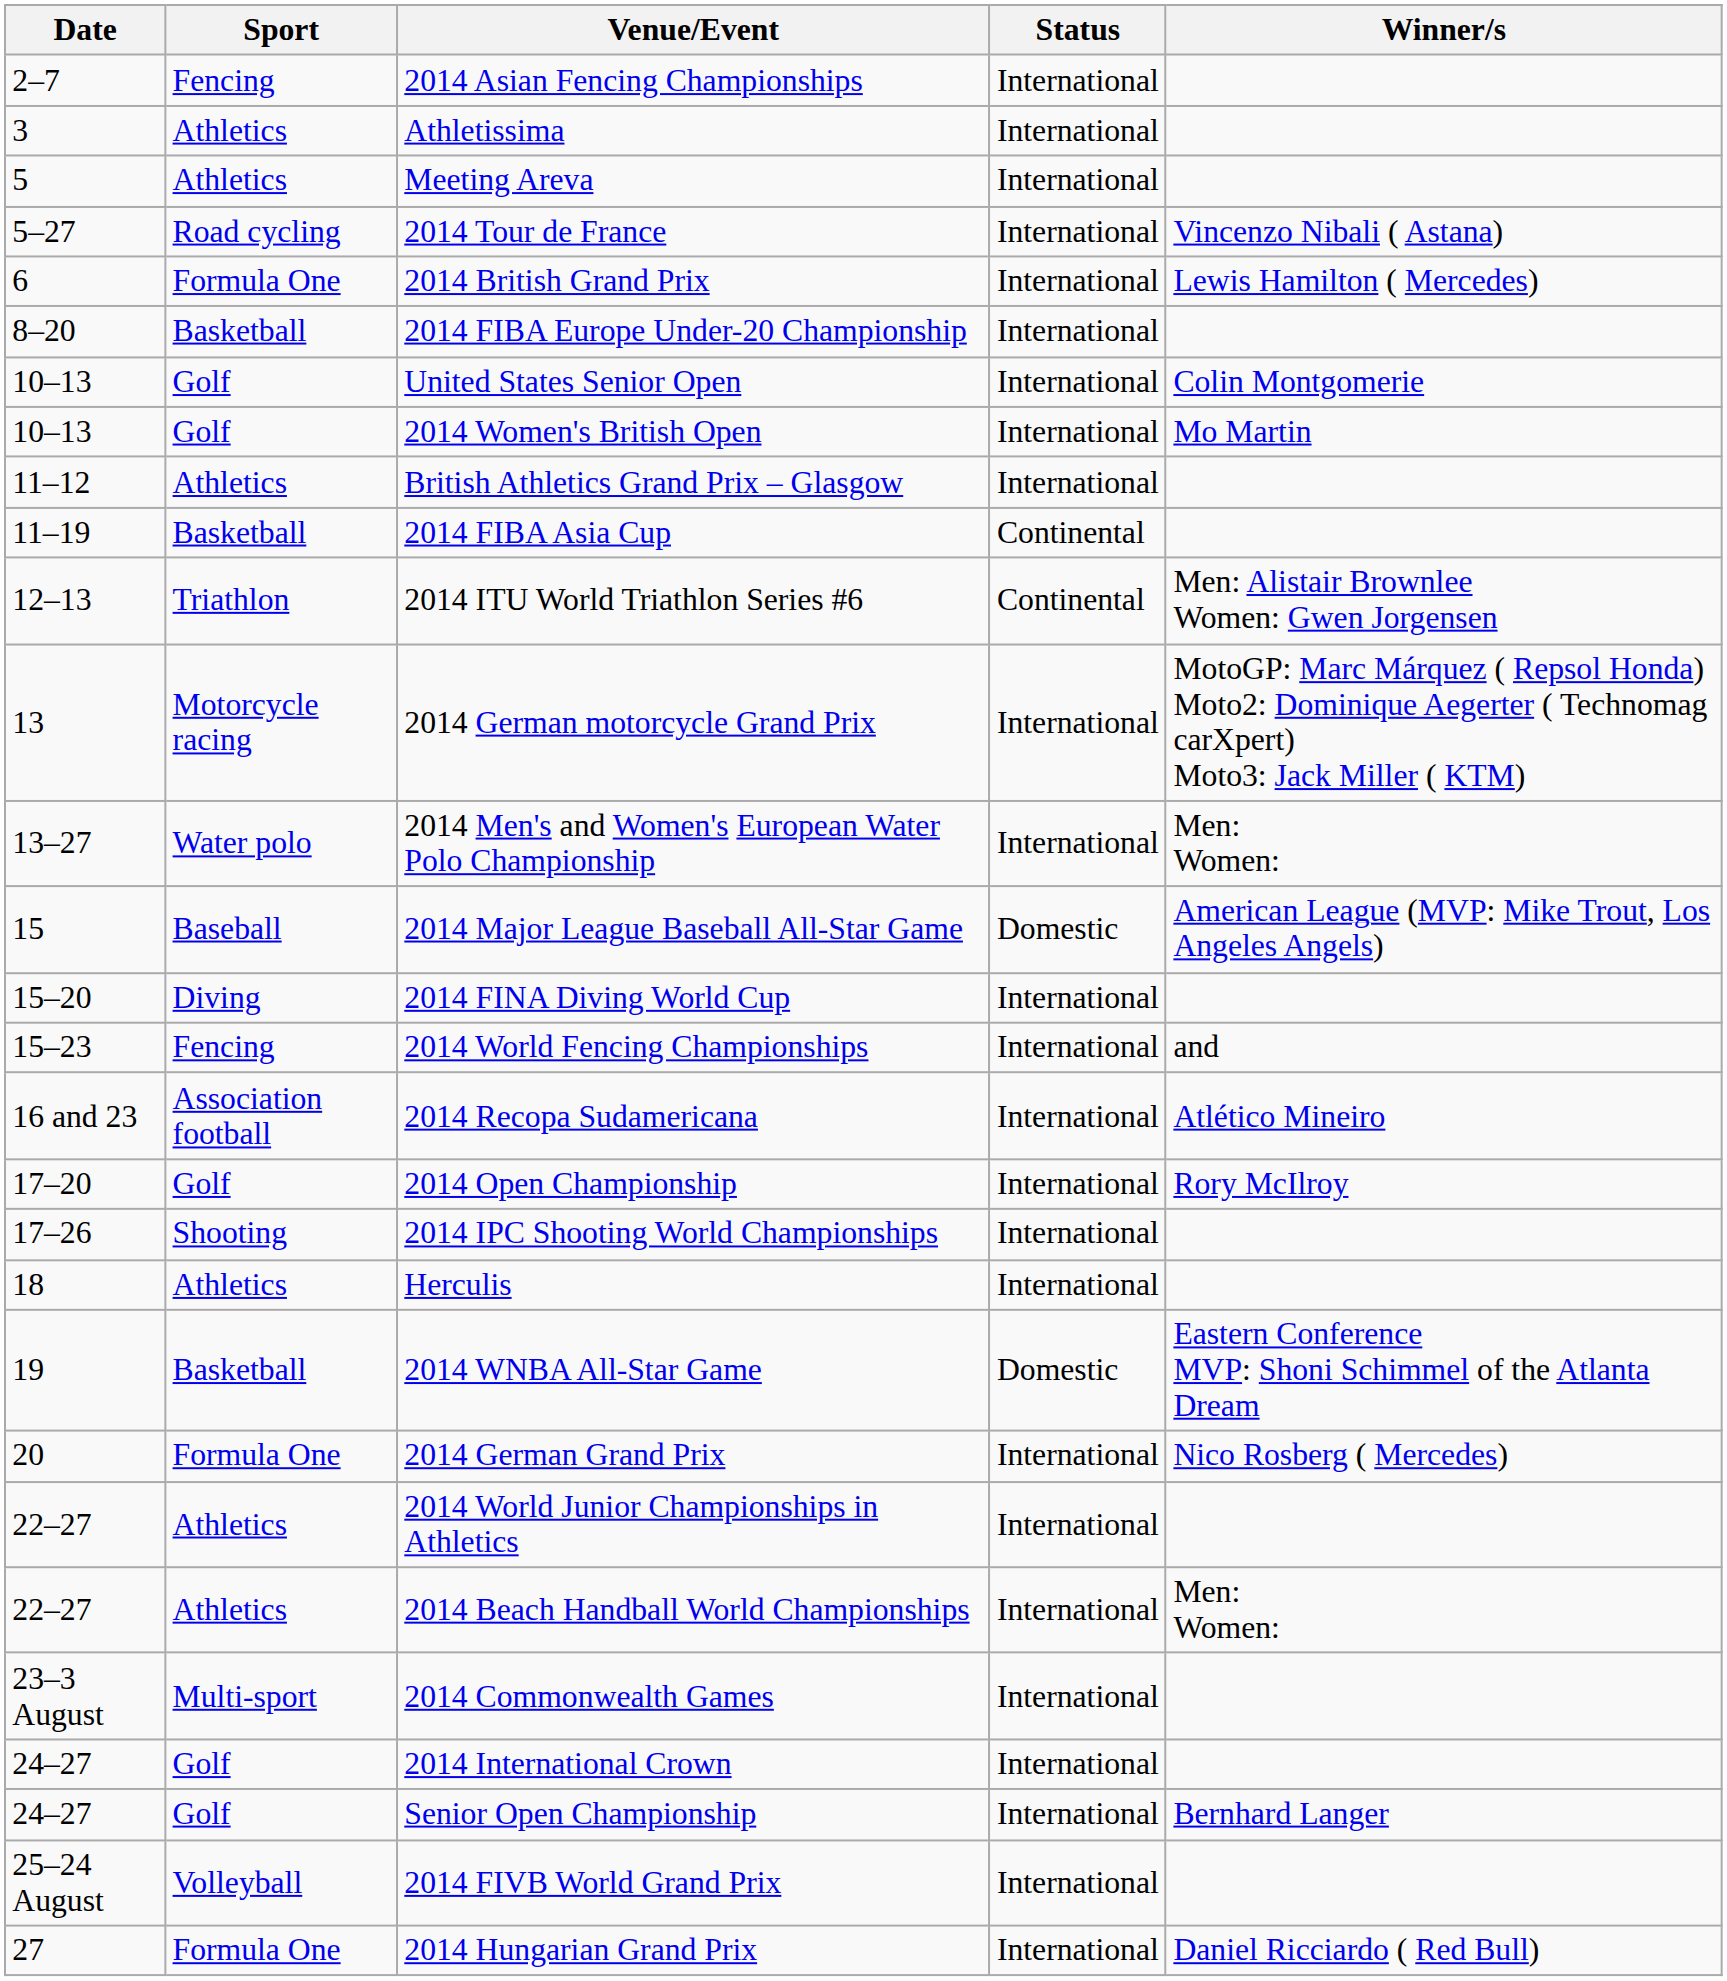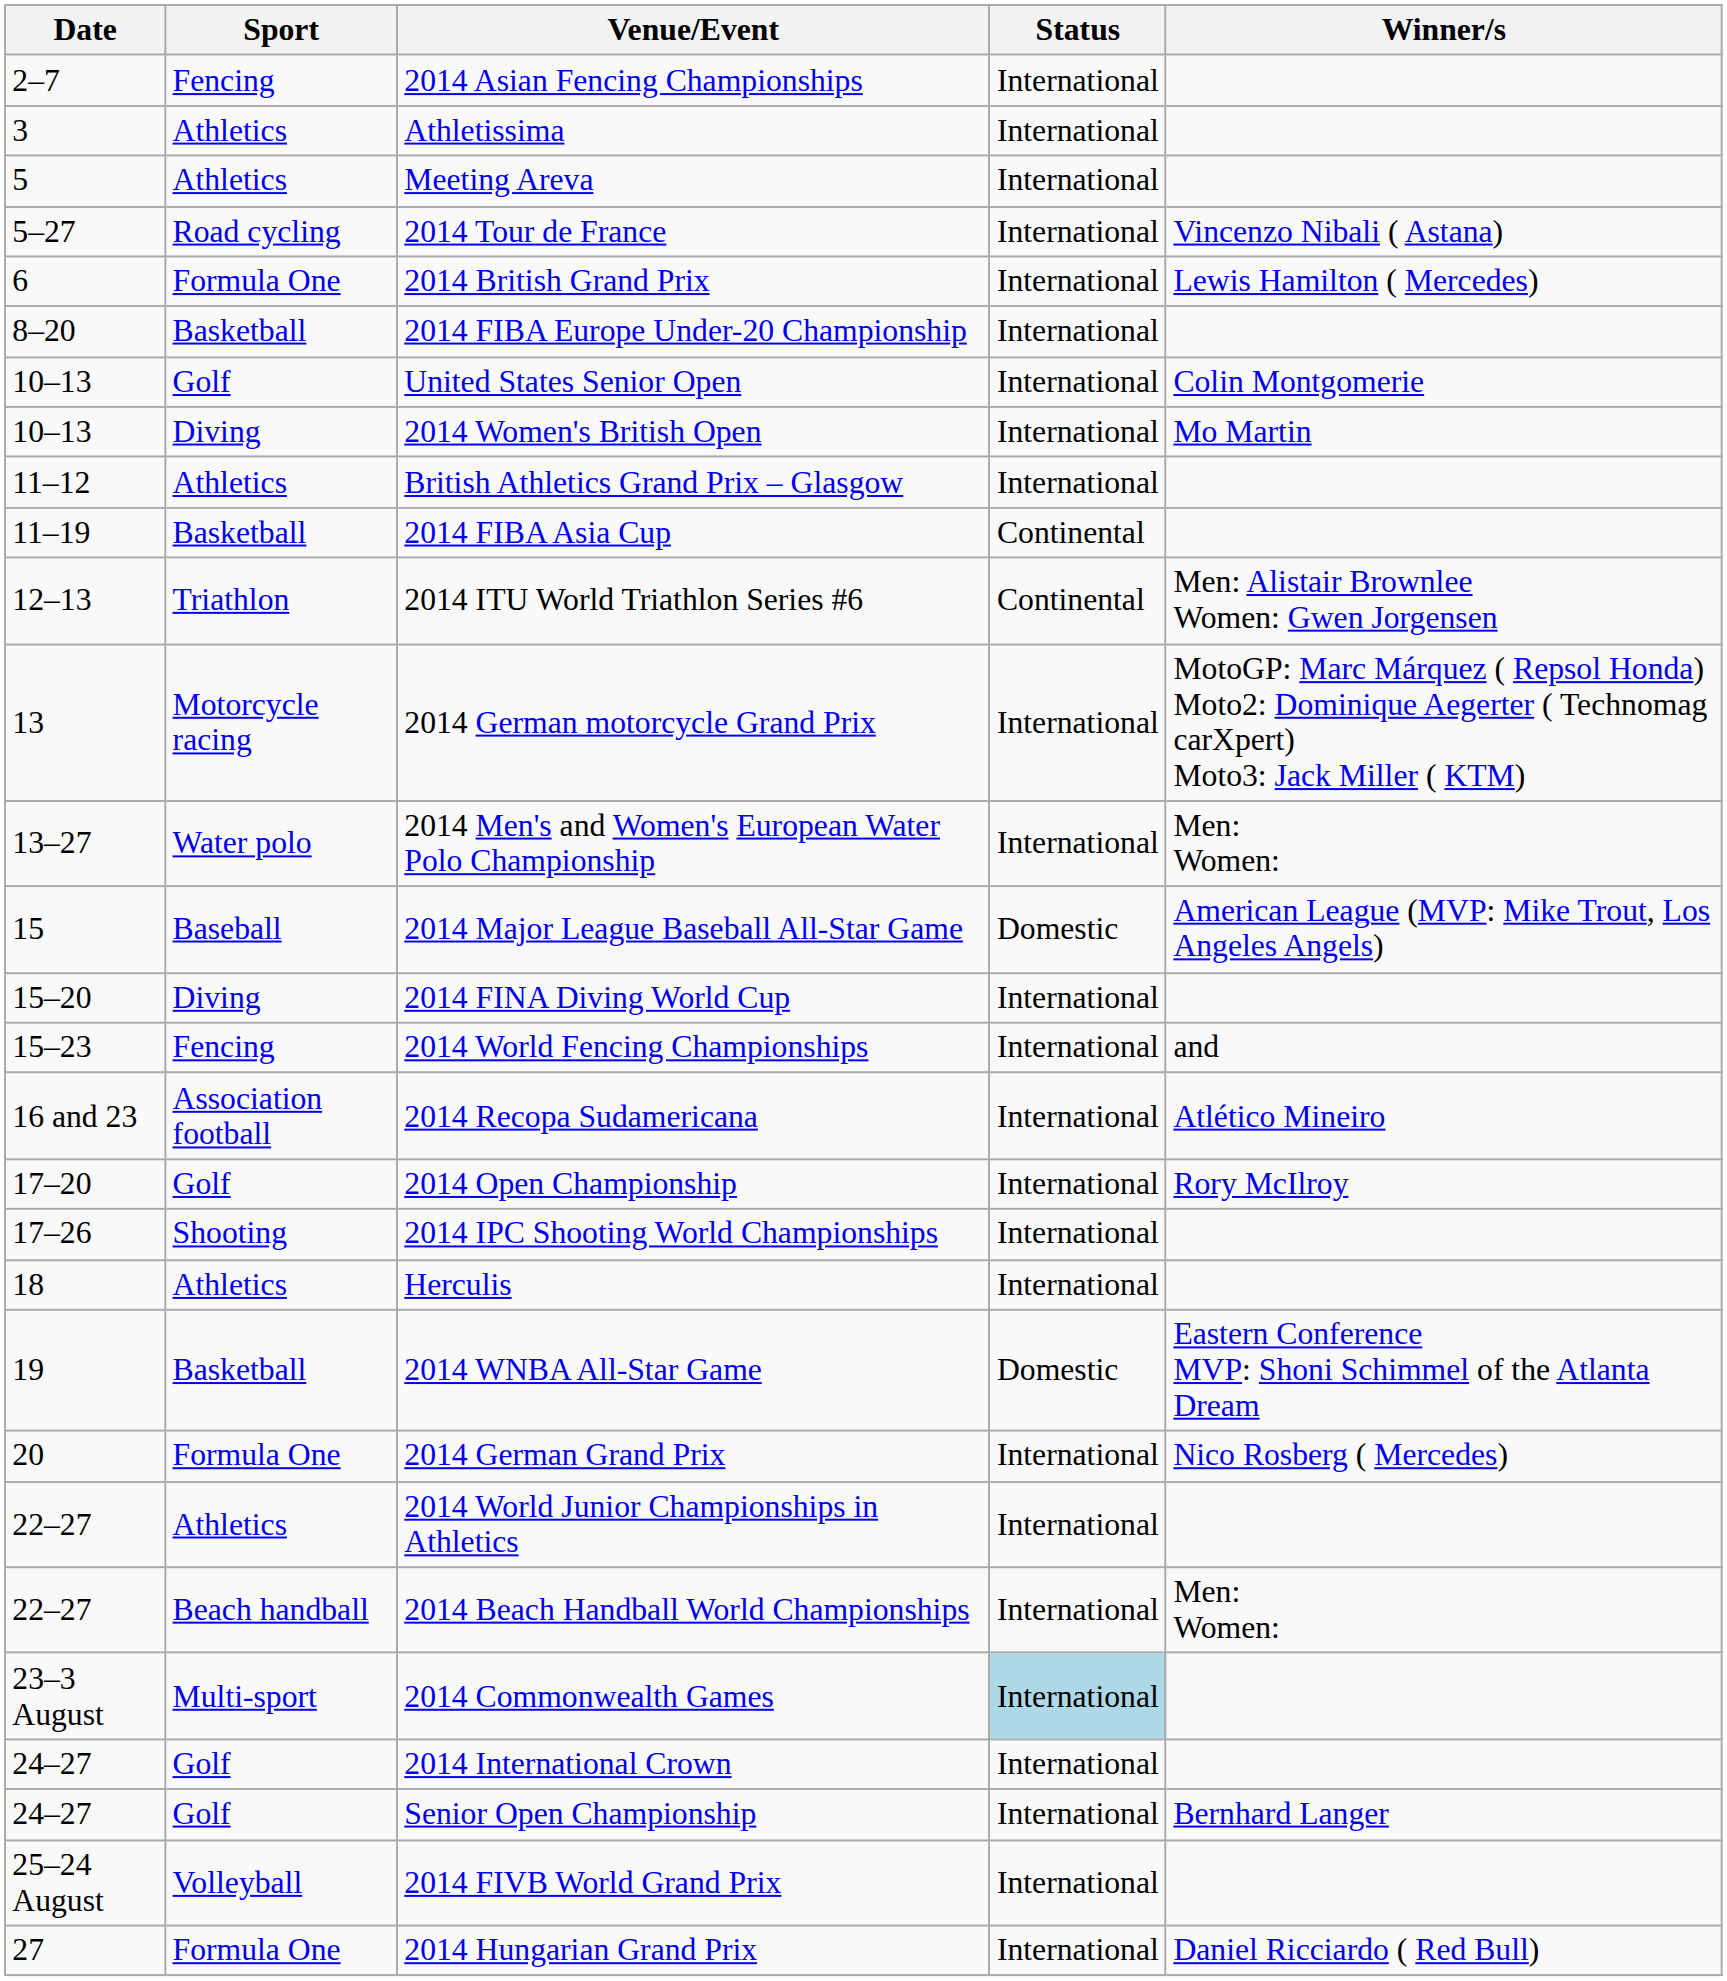(202, 431) Golf -> (217, 431) Diving
(230, 1609) Athletics -> (271, 1609) Beach handball
(1078, 1695) no background -> (1078, 1695) lightblue background
